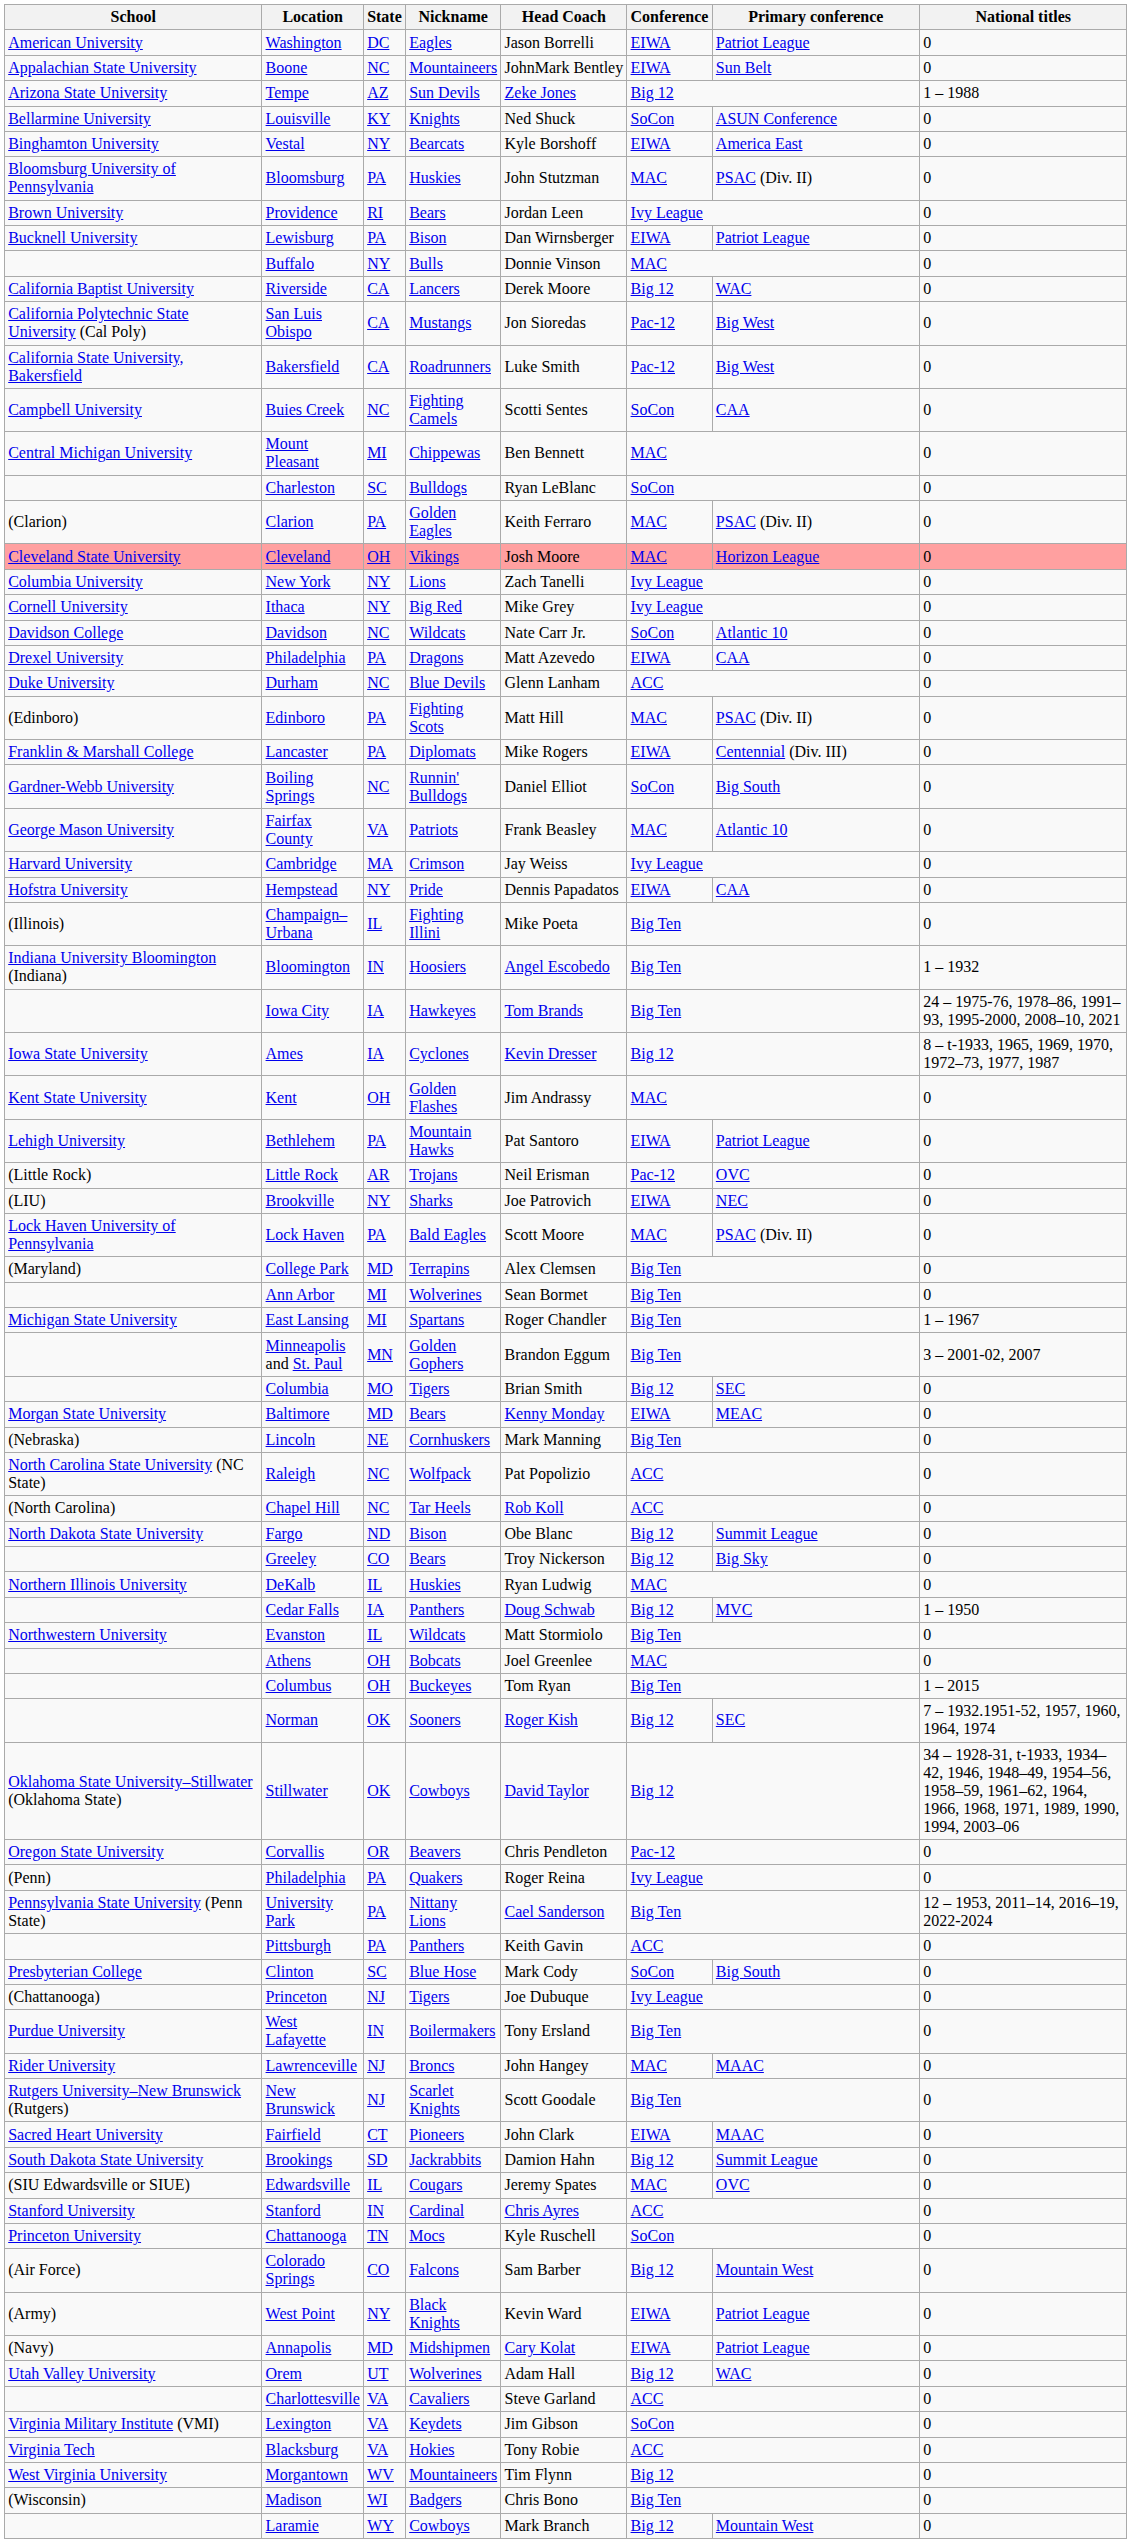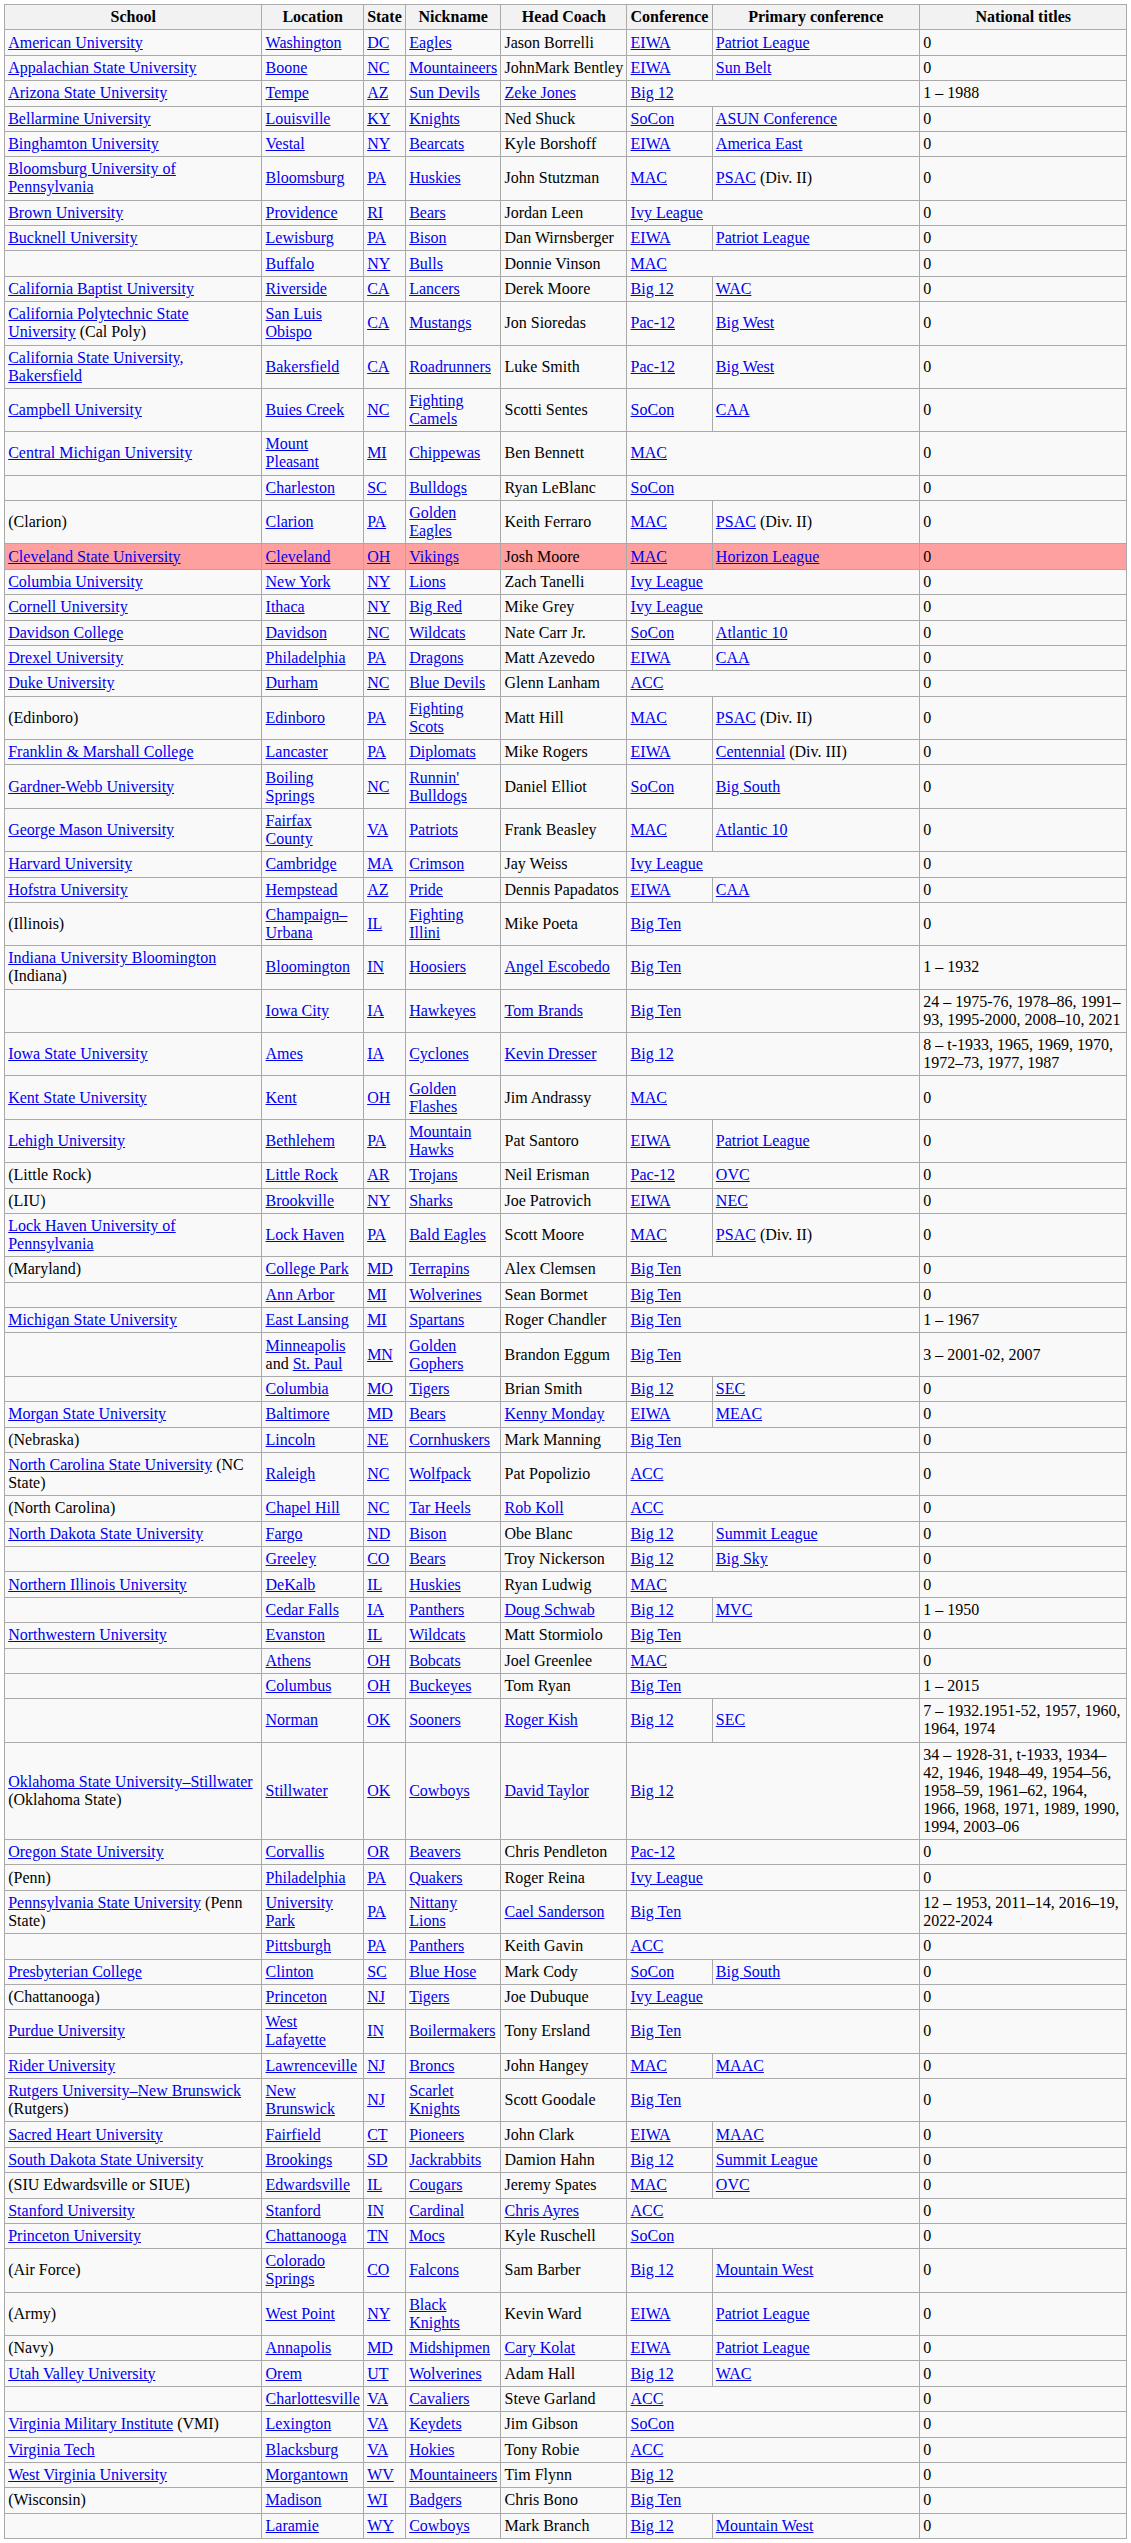(379, 889) NY -> (378, 889) AZ
